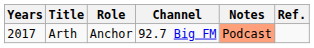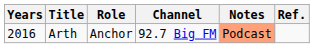(22, 33) 2017 -> (22, 33) 2016
